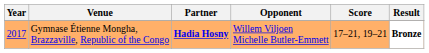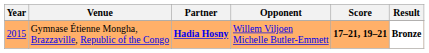(16, 34) 2017 -> (16, 34) 2015
(360, 34) normal -> (360, 34) bold
